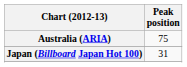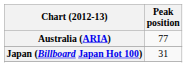(163, 38) 75 -> (163, 38) 77
